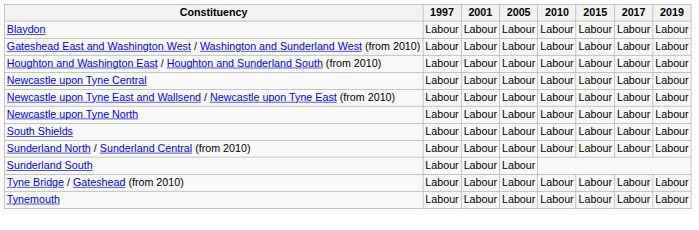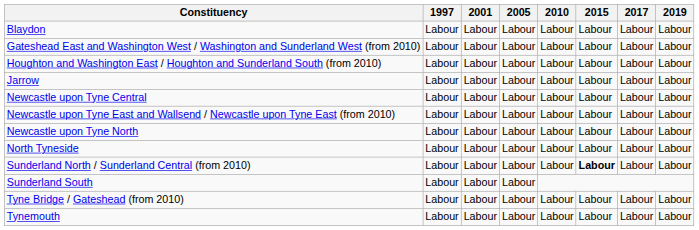+ row: (23, 81)
+ row: (43, 149)
- row: (40, 132)
(595, 149) normal -> (597, 166) bold
